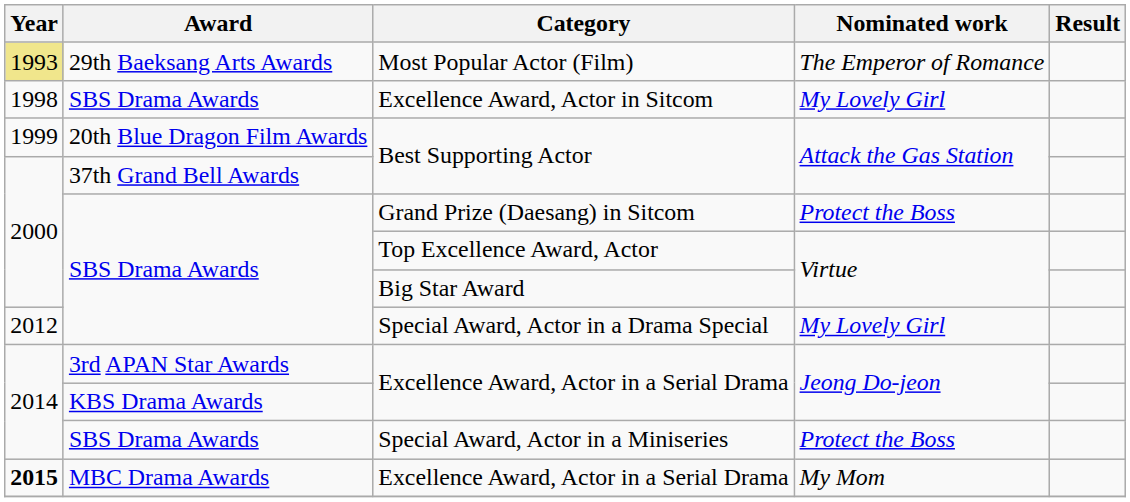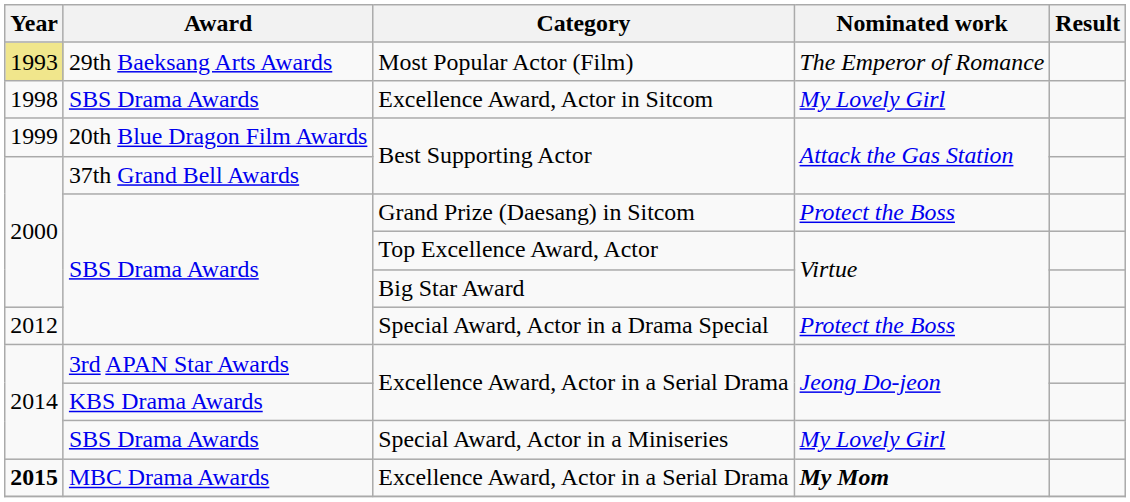(872, 325) My Lovely Girl -> (877, 325) Protect the Boss
(877, 439) Protect the Boss -> (872, 439) My Lovely Girl
(842, 477) normal -> (844, 477) bold
